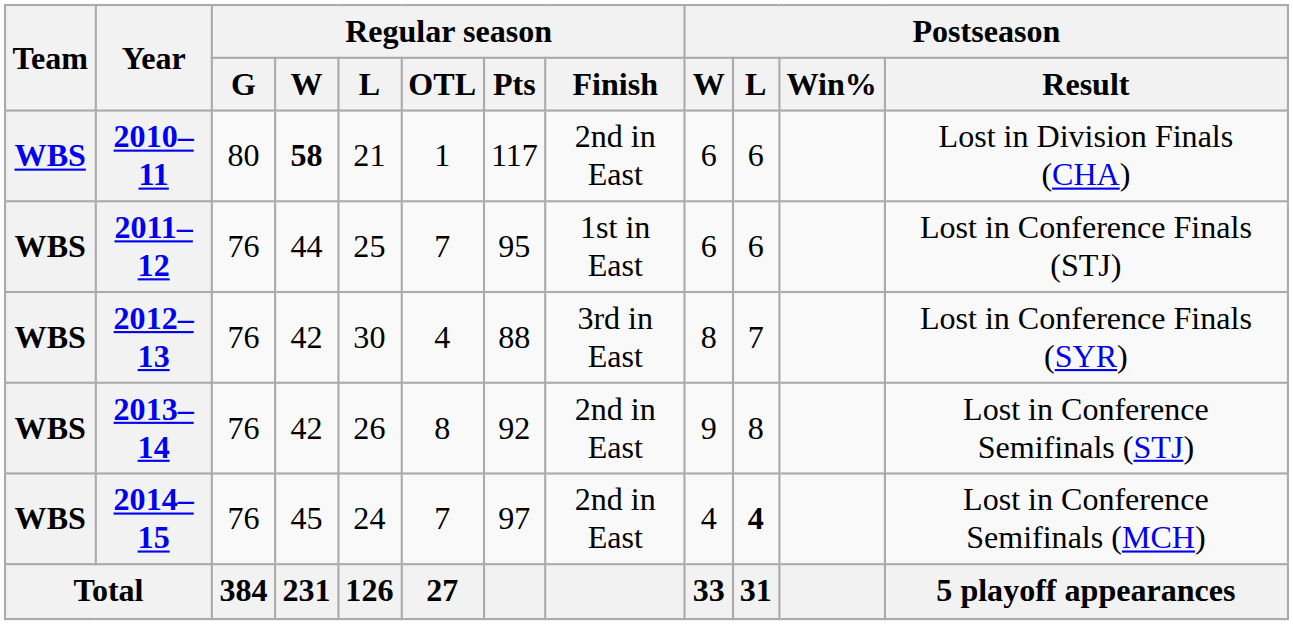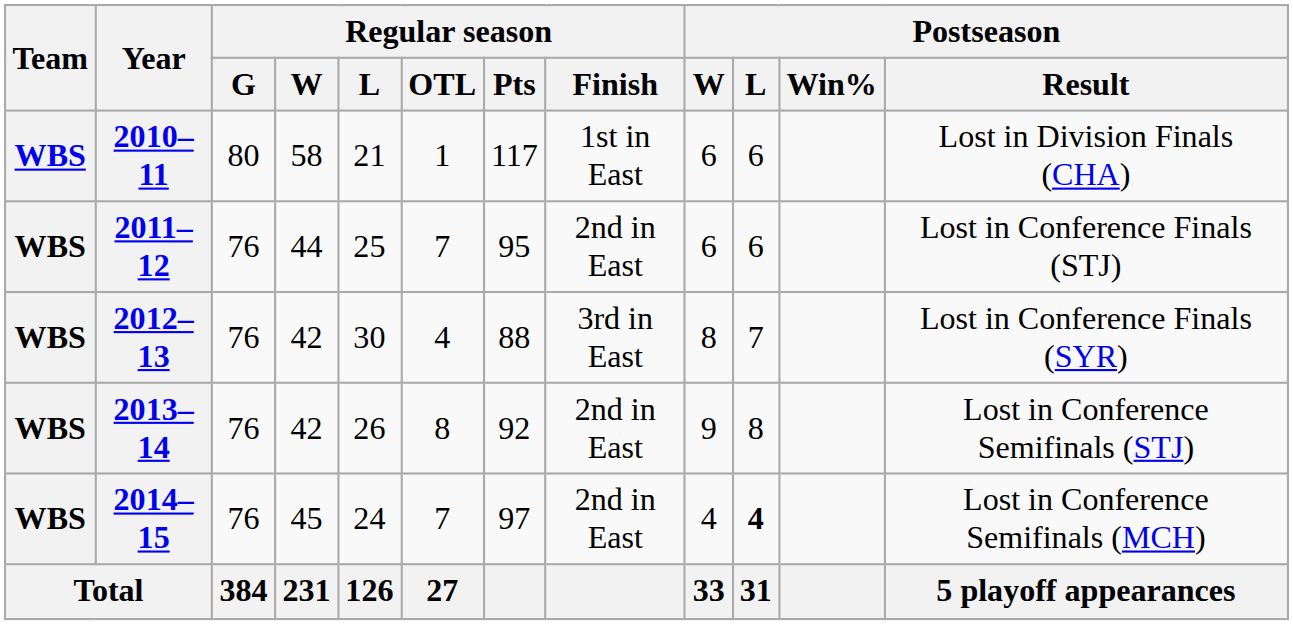(306, 155) bold -> (306, 155) normal
(615, 155) 2nd in East -> (615, 155) 1st in East
(615, 246) 1st in East -> (615, 246) 2nd in East
